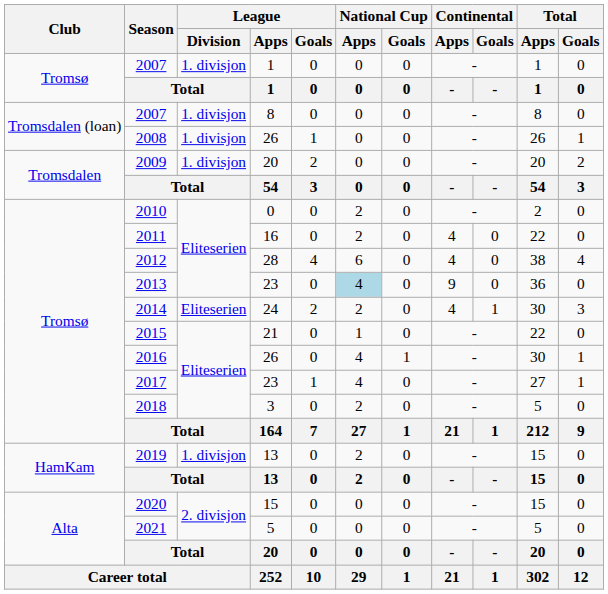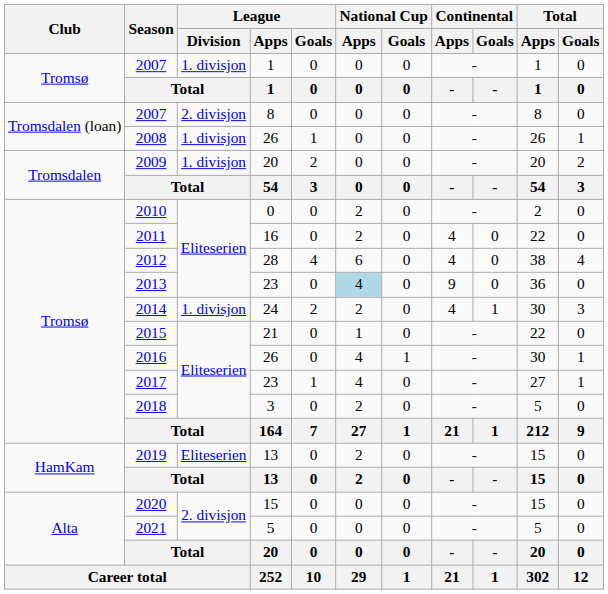(214, 114) 1. divisjon -> (214, 114) 2. divisjon
(214, 308) Eliteserien -> (214, 308) 1. divisjon
(214, 455) 1. divisjon -> (214, 455) Eliteserien
